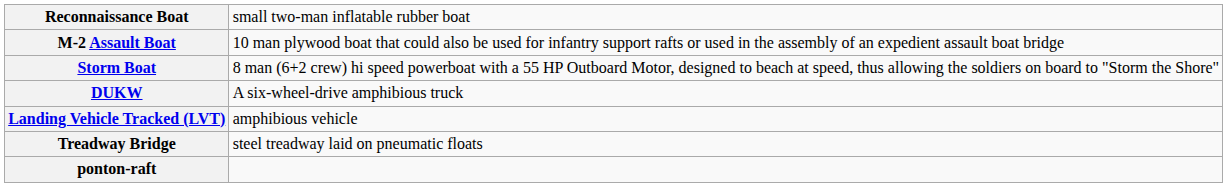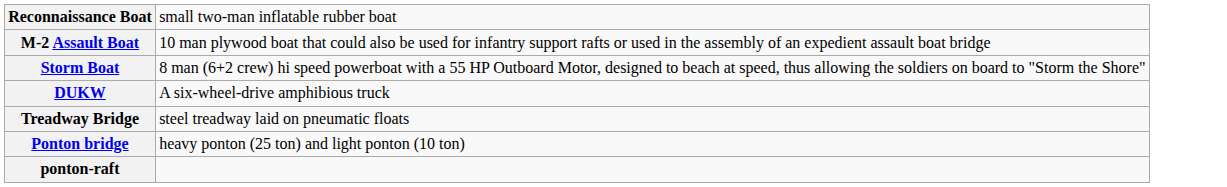- row: (117, 118)
+ row: (80, 144)
